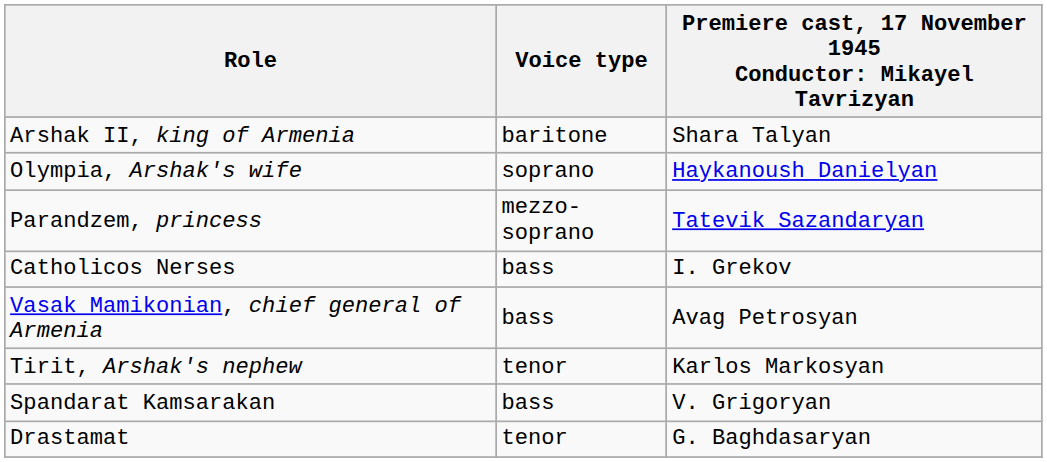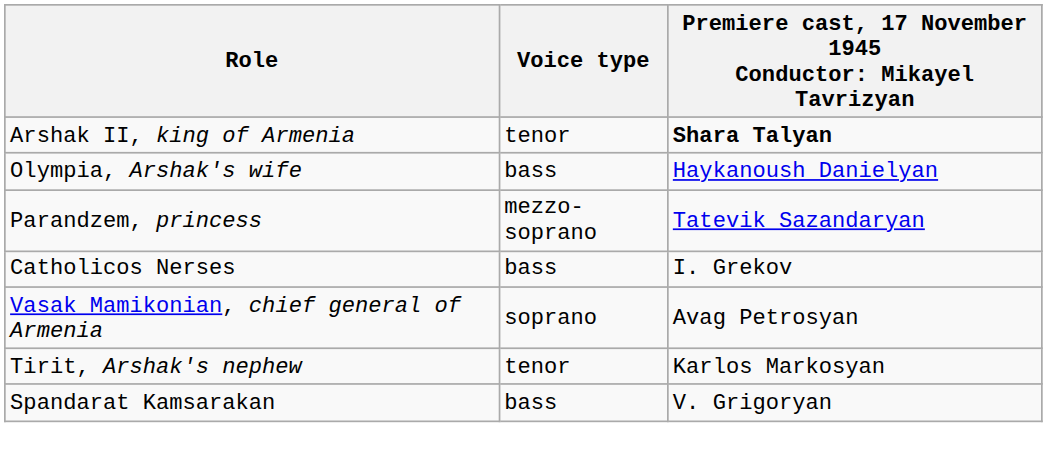(555, 135) baritone -> (537, 135) tenor
(752, 135) normal -> (752, 135) bold
(548, 171) soprano -> (531, 171) bass
(528, 318) bass -> (551, 318) soprano
- row: (70, 439)
